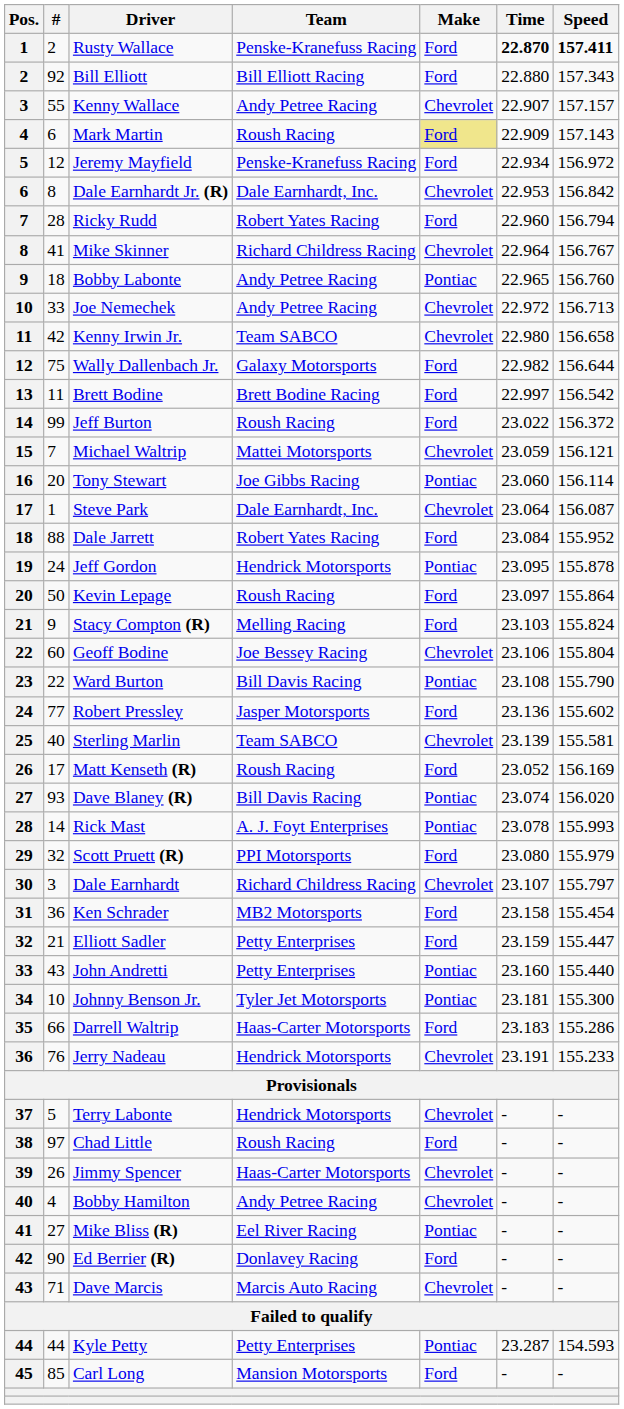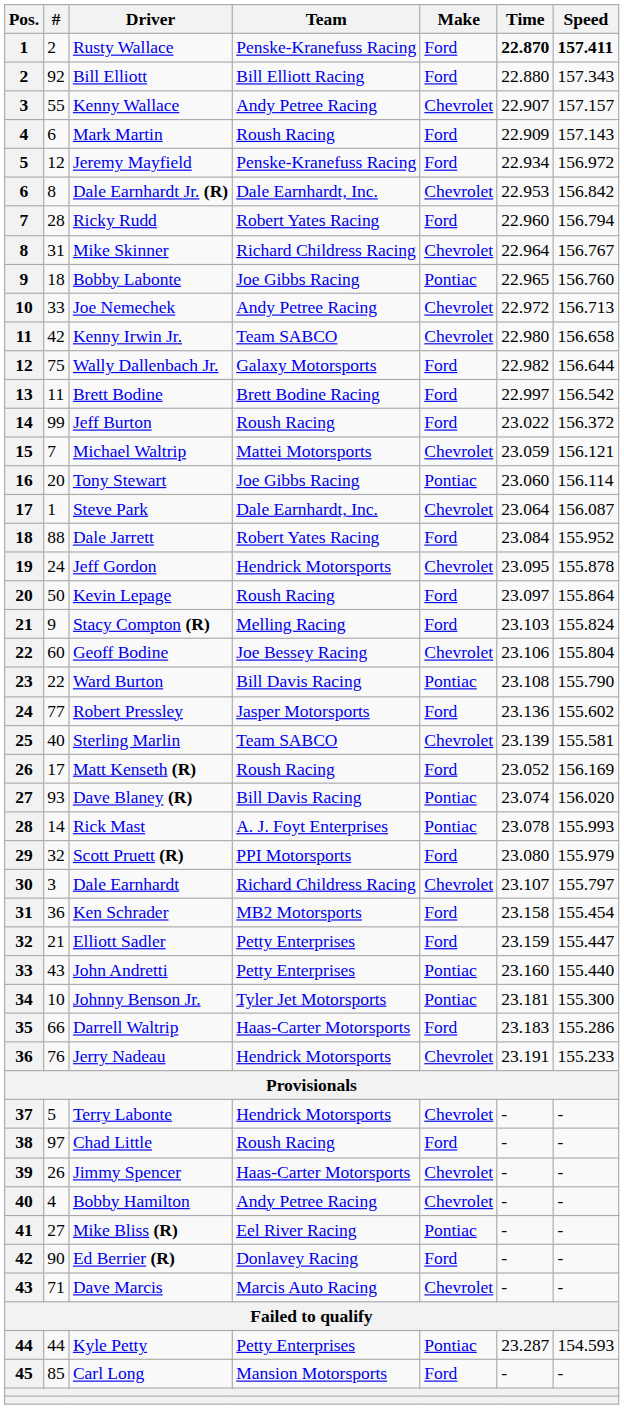(441, 134) khaki background -> (441, 134) no background
(56, 249) 41 -> (56, 249) 31
(307, 278) Andy Petree Racing -> (298, 278) Joe Gibbs Racing
(451, 566) Pontiac -> (459, 566) Chevrolet
